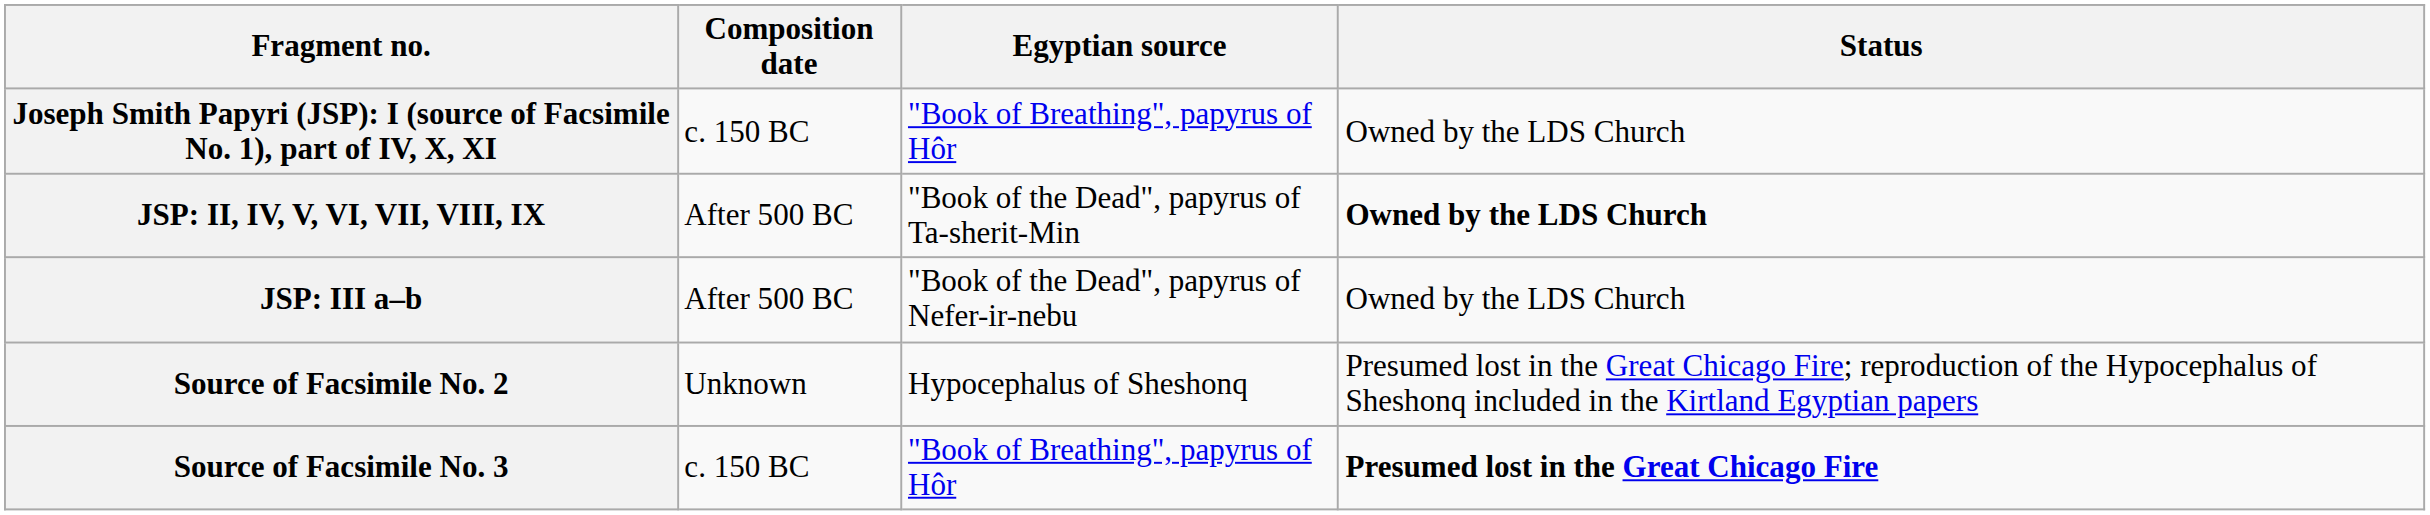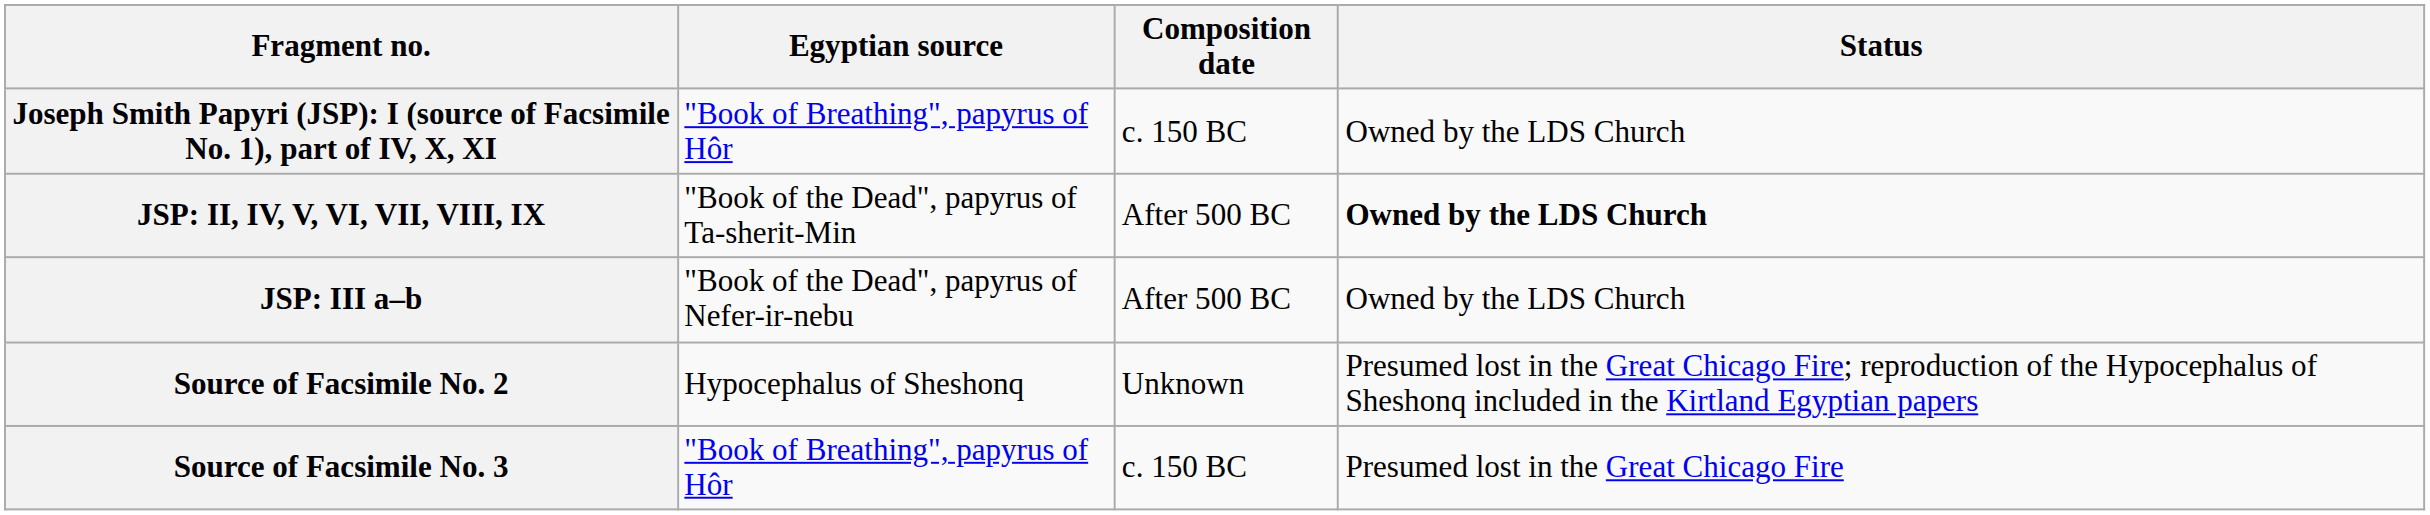columns swapped: (1120, 46) <-> (789, 46)
(1612, 467) bold -> (1595, 467) normal
